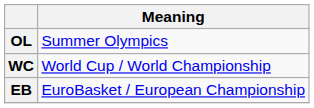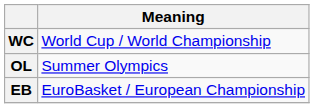rows swapped: (21, 41) <-> (21, 65)
